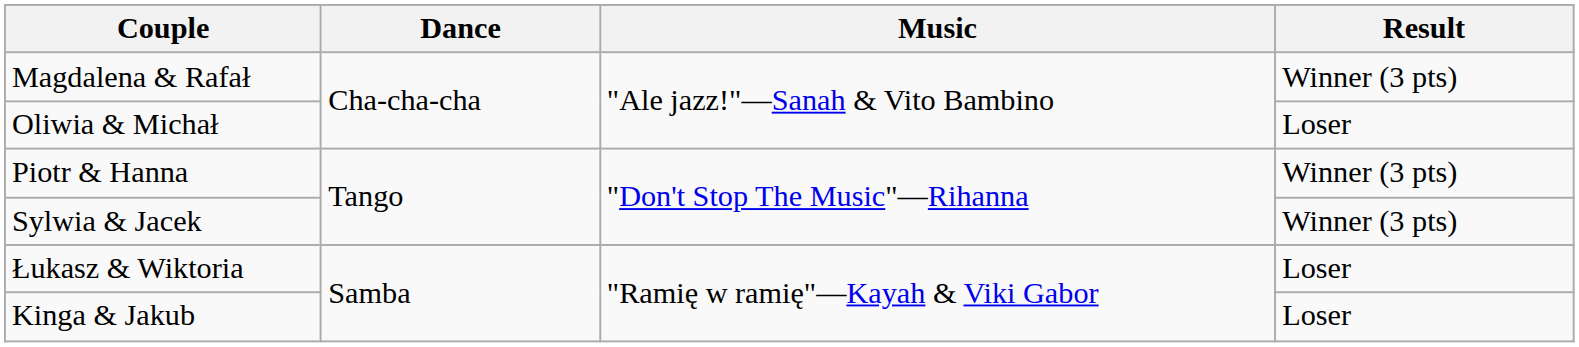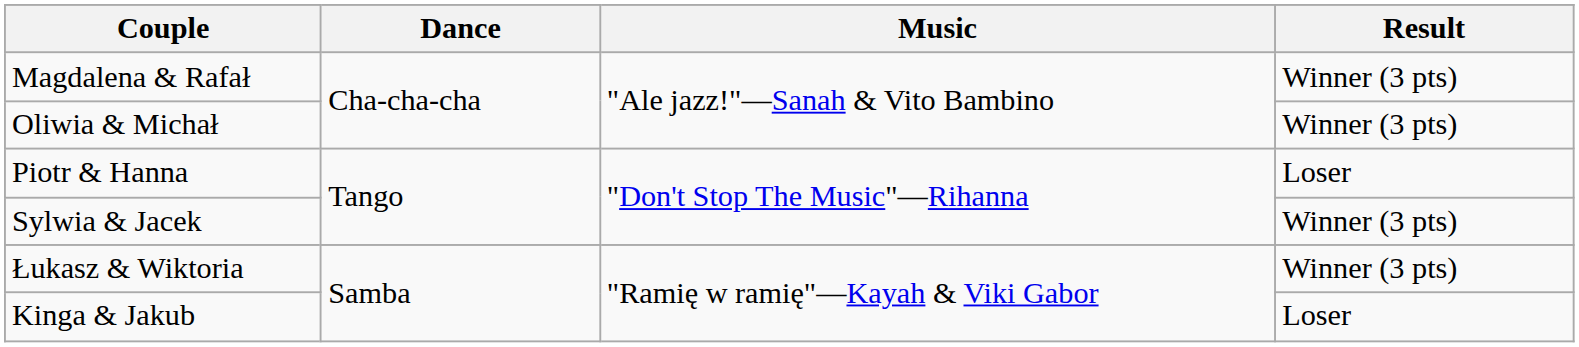(1317, 124) Loser -> (1370, 124) Winner (3 pts)
(1370, 172) Winner (3 pts) -> (1317, 172) Loser
(1317, 268) Loser -> (1370, 268) Winner (3 pts)
